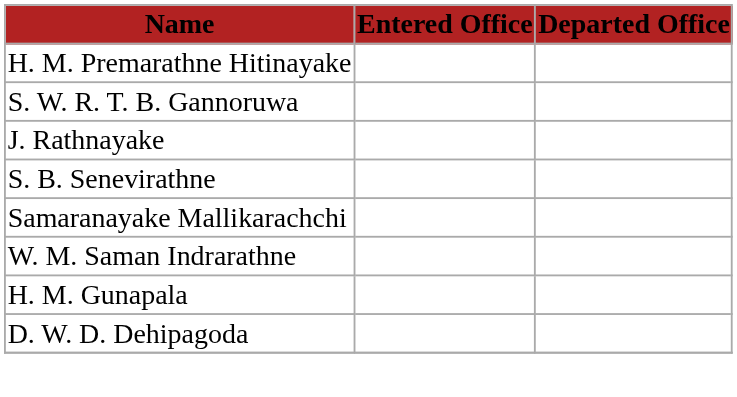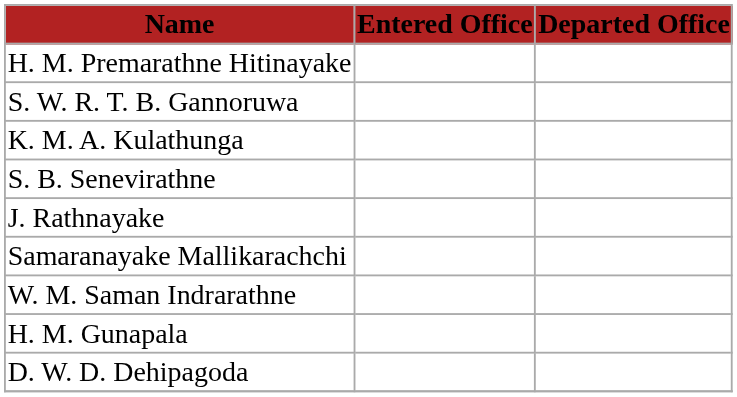+ row: (126, 139)
rows swapped: (112, 178) <-> (86, 139)
